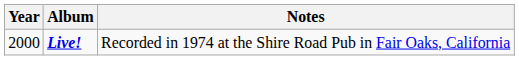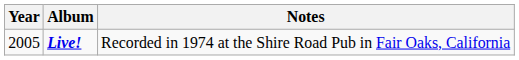(24, 42) 2000 -> (24, 42) 2005
